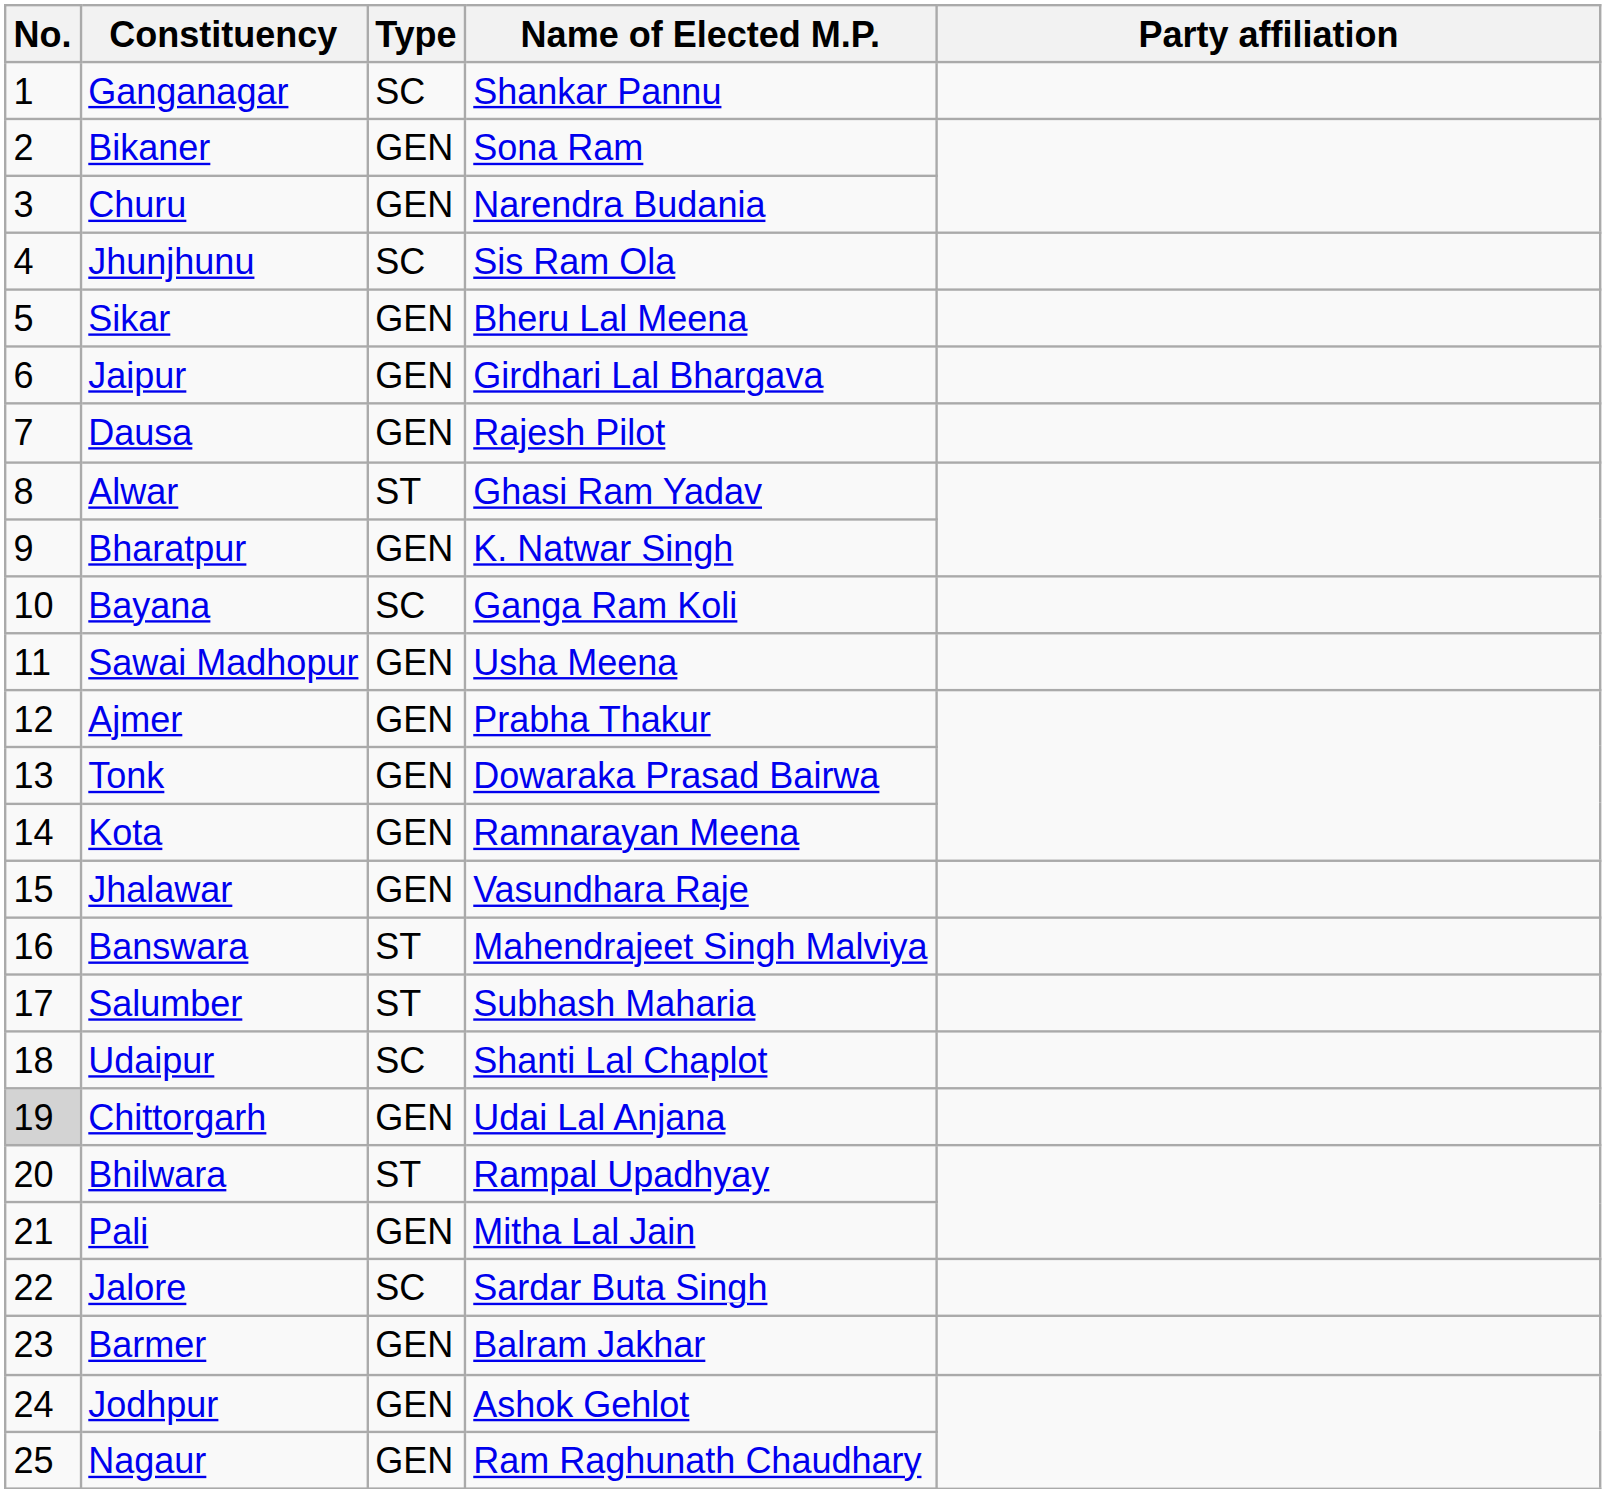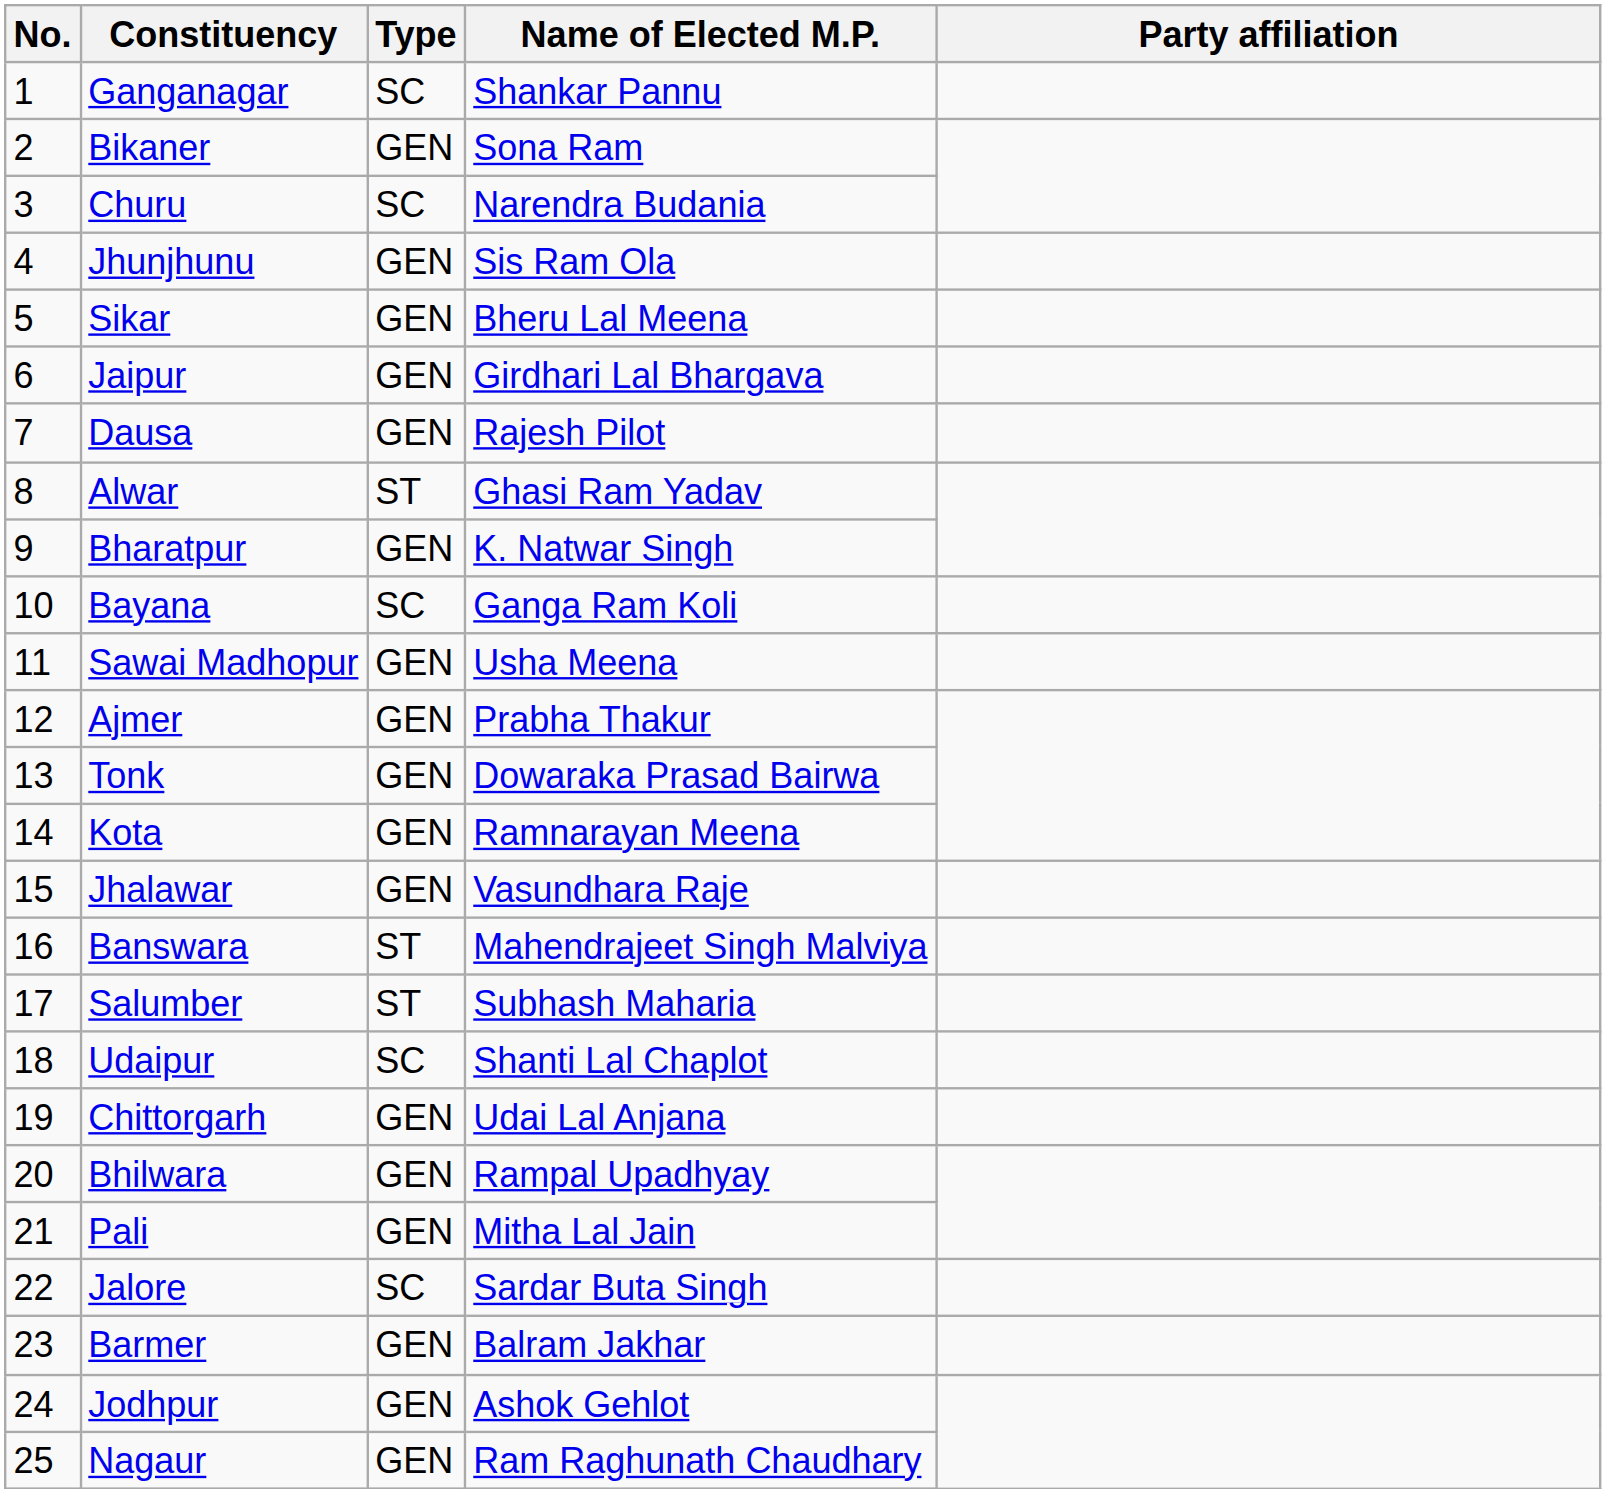(414, 205) GEN -> (400, 205) SC
(400, 262) SC -> (414, 262) GEN
(34, 1117) lightgrey background -> (34, 1117) no background
(398, 1174) ST -> (414, 1174) GEN
